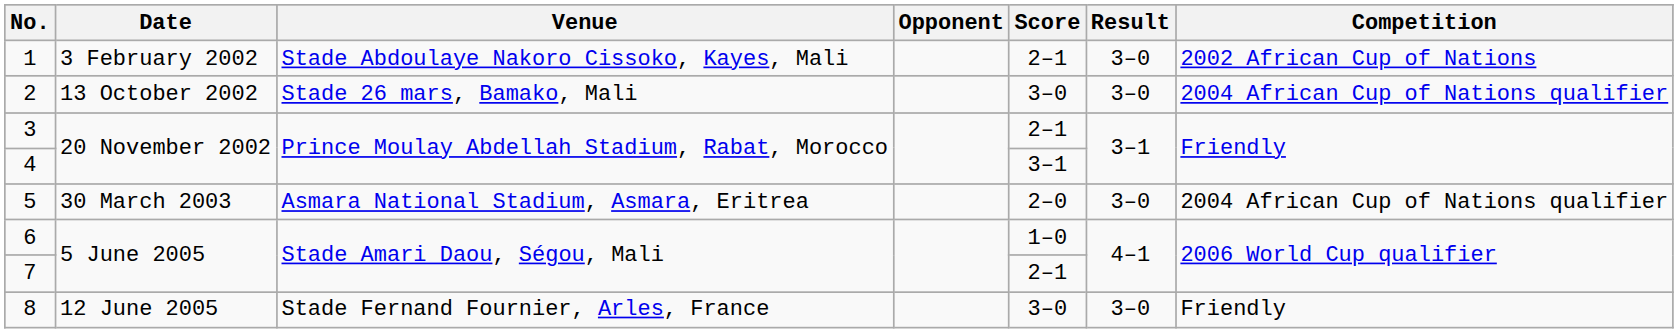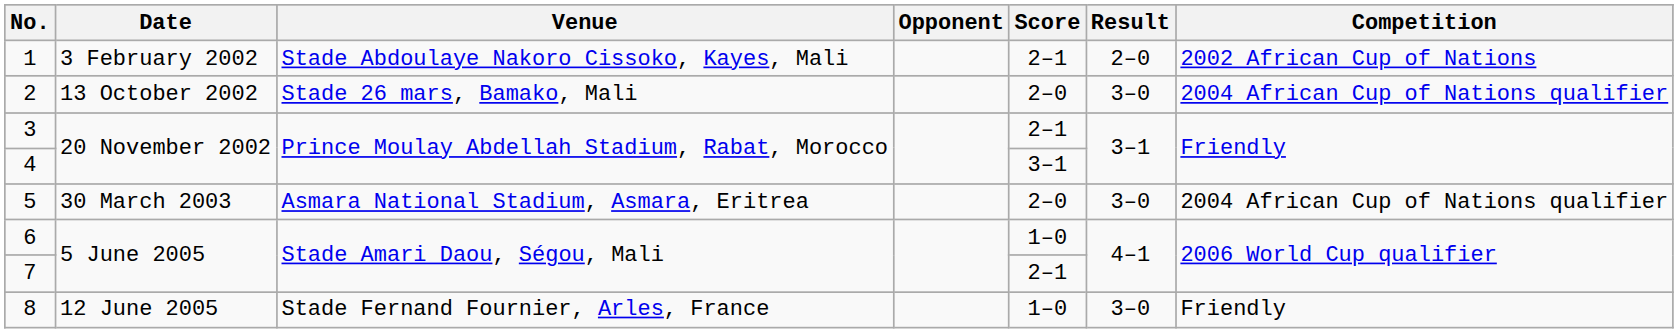(1130, 59) 3–0 -> (1130, 59) 2–0
(1047, 94) 3–0 -> (1047, 94) 2–0
(1047, 309) 3–0 -> (1047, 309) 1–0
